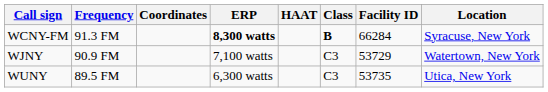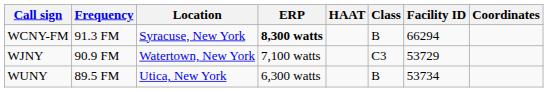columns swapped: (482, 14) <-> (173, 14)
(328, 35) bold -> (376, 35) normal
(375, 35) 66284 -> (423, 35) 66294
(331, 76) C3 -> (376, 76) B
(375, 76) 53735 -> (423, 76) 53734
